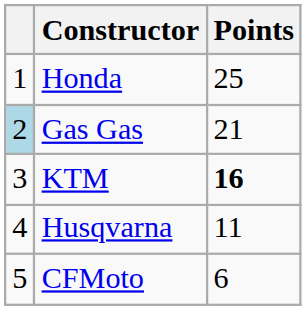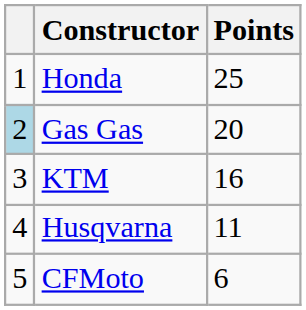(229, 128) 21 -> (229, 128) 20
(229, 178) bold -> (229, 178) normal
